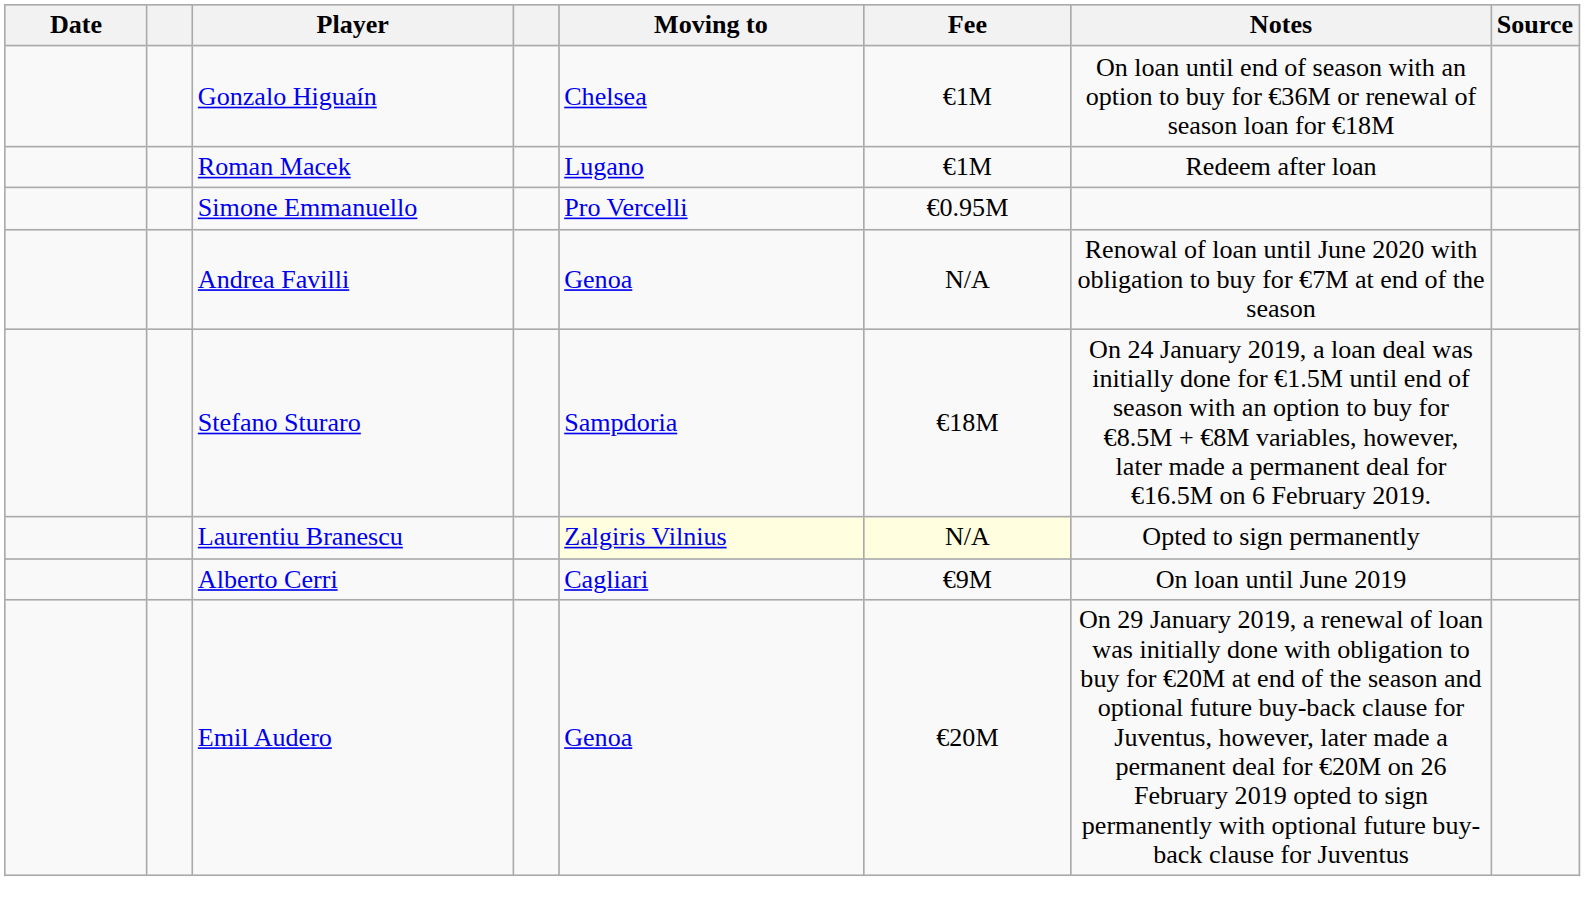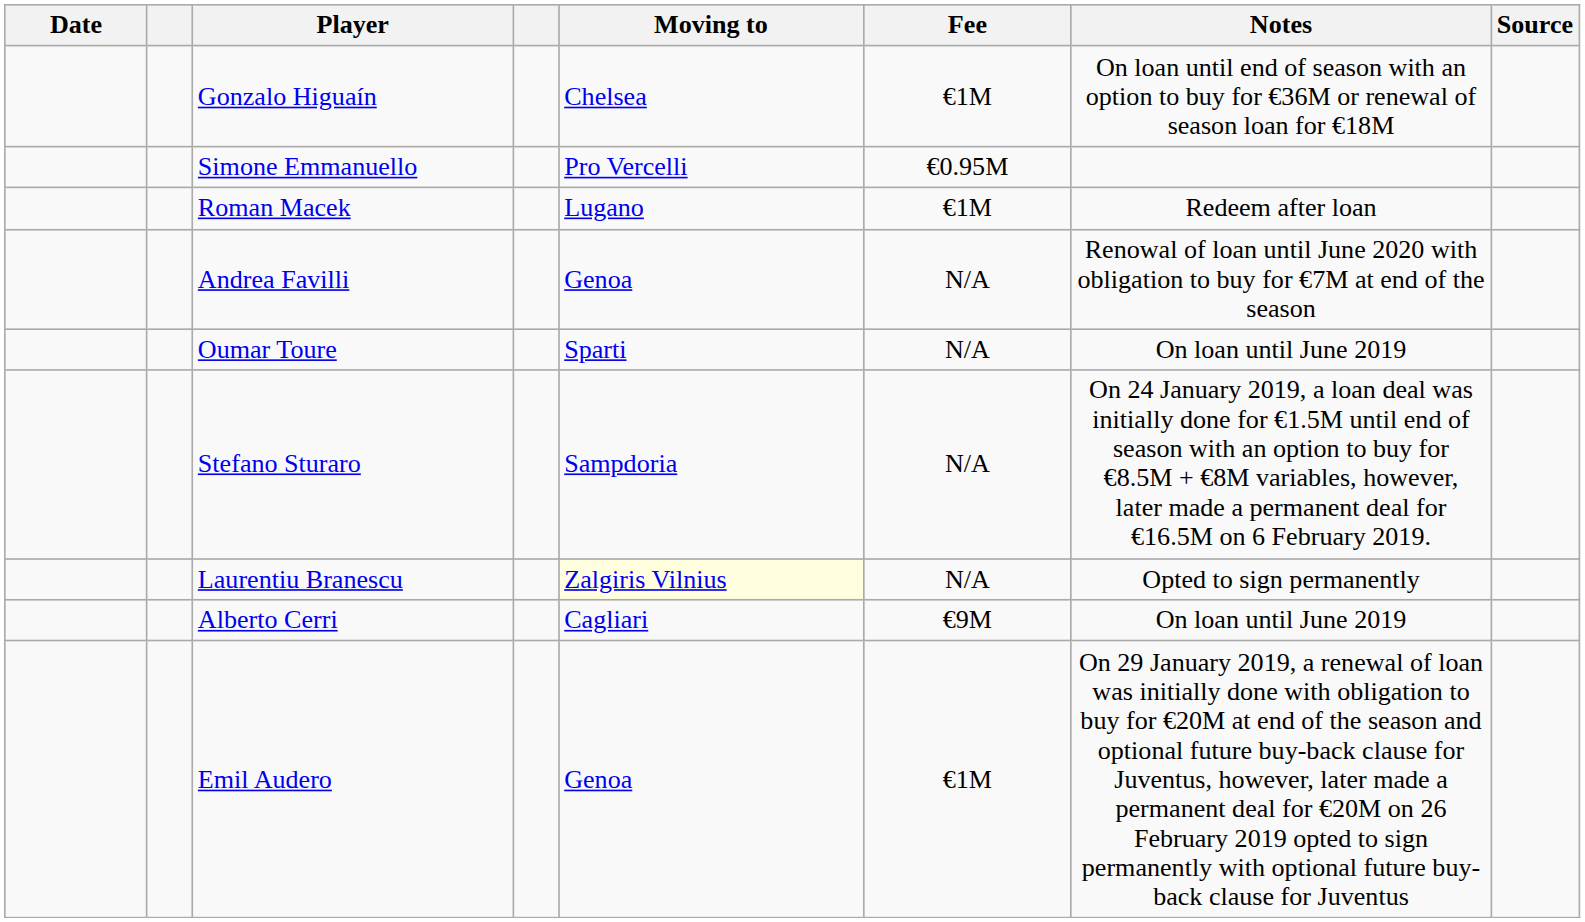rows swapped: (274, 166) <-> (308, 207)
+ row: (267, 349)
(967, 422) €18M -> (967, 464) N/A
(967, 537) lightyellow background -> (967, 578) no background
(967, 737) €20M -> (967, 778) €1M
